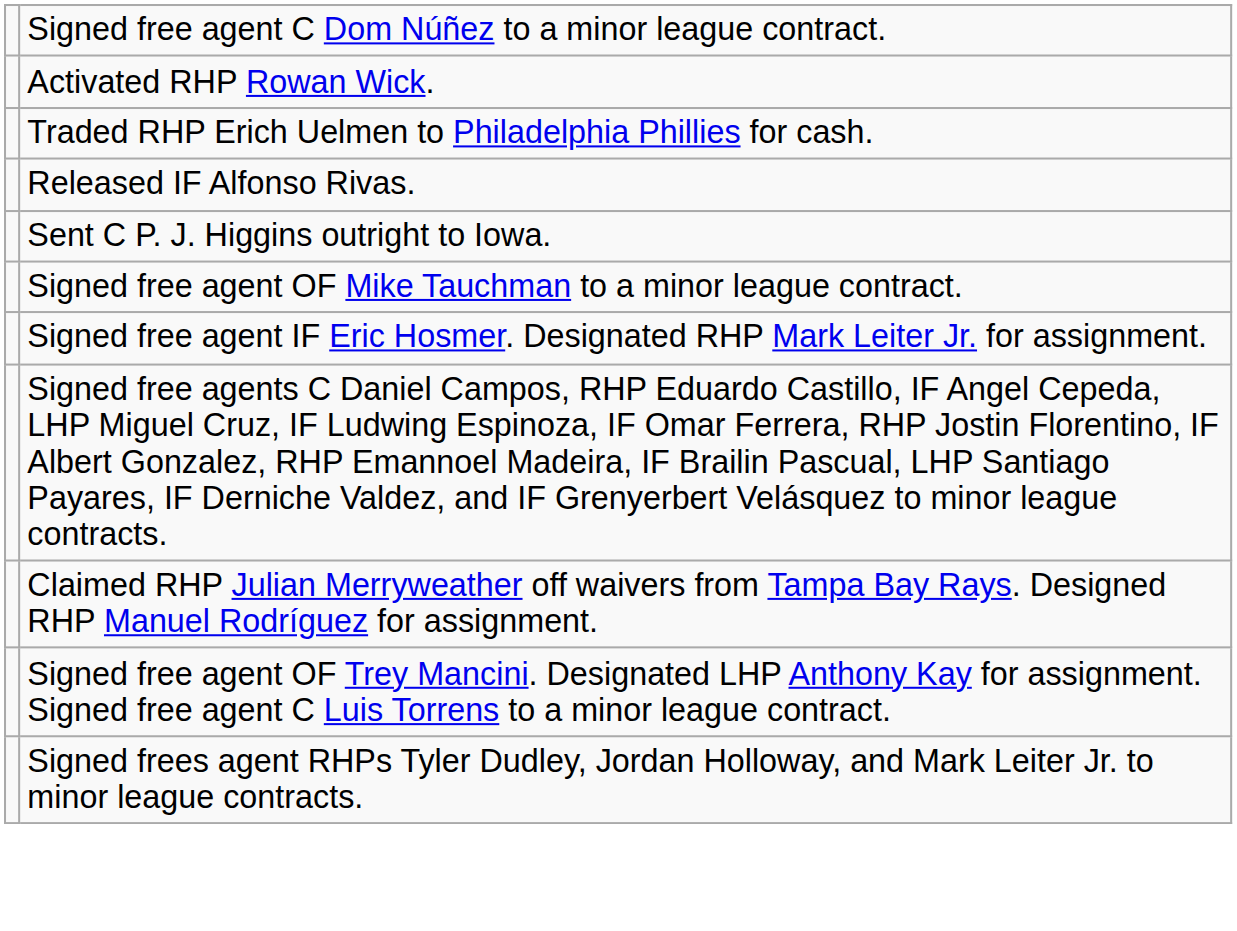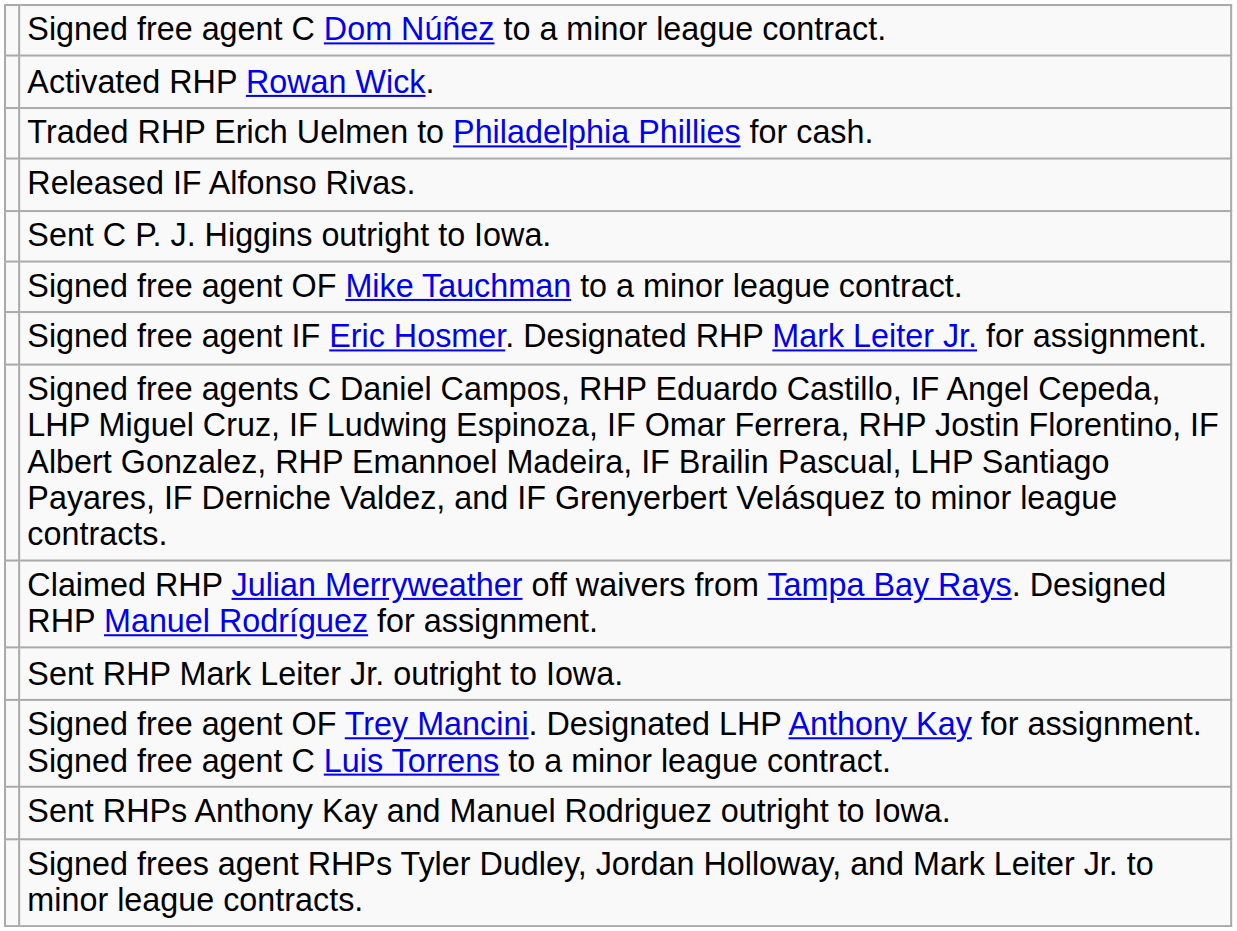+ row: (325, 673)
+ row: (489, 812)
